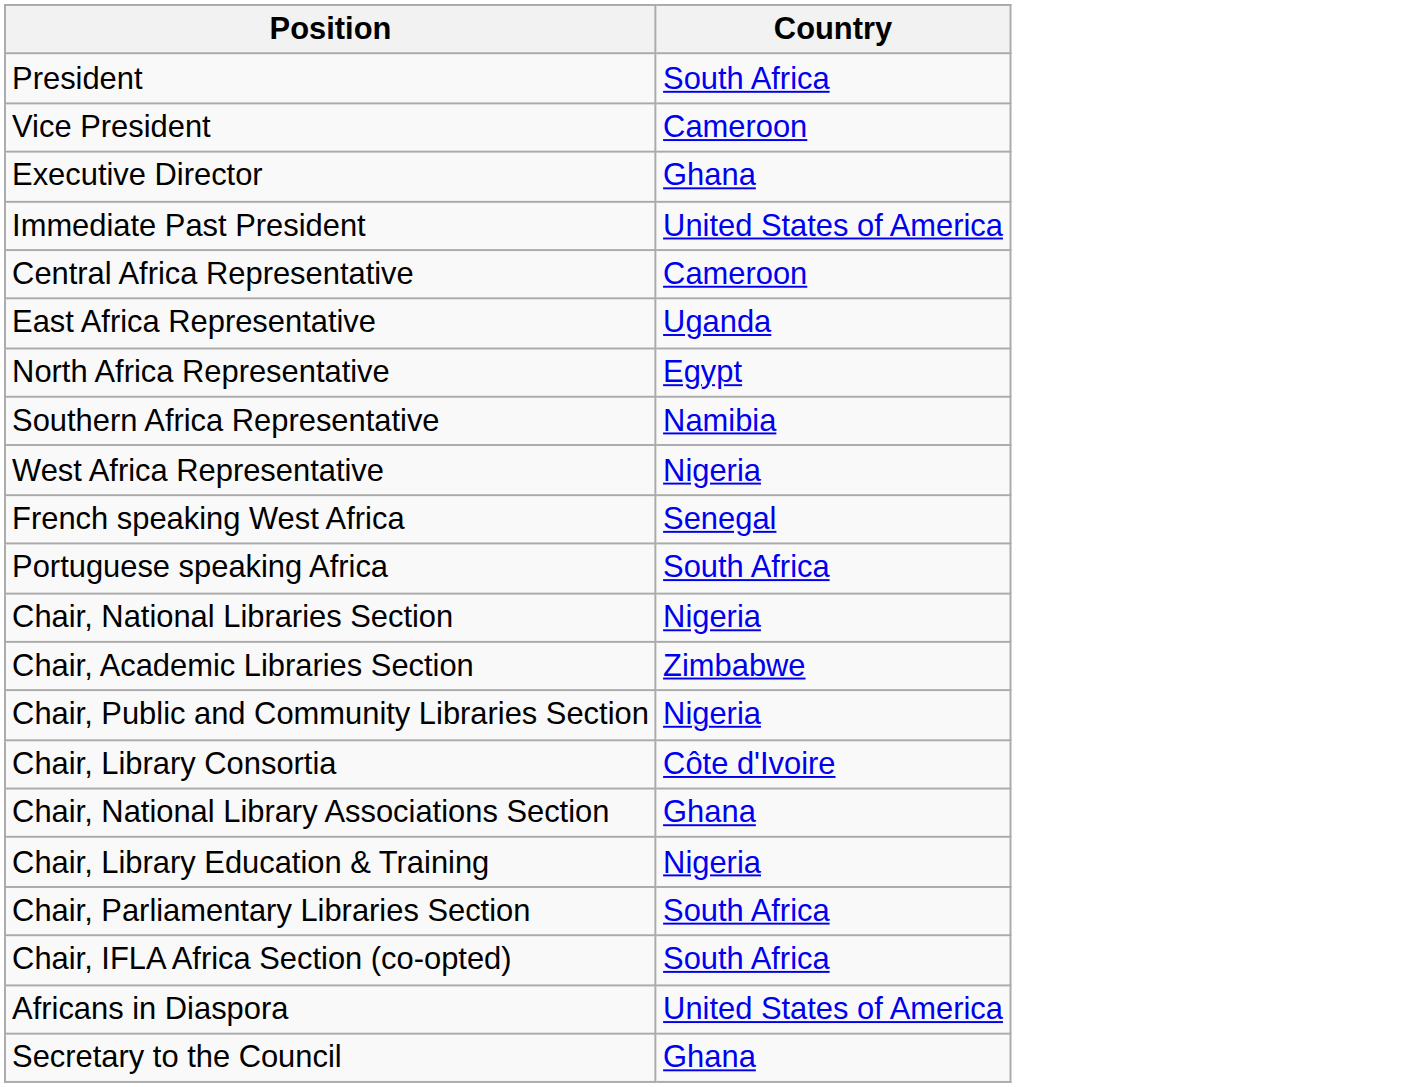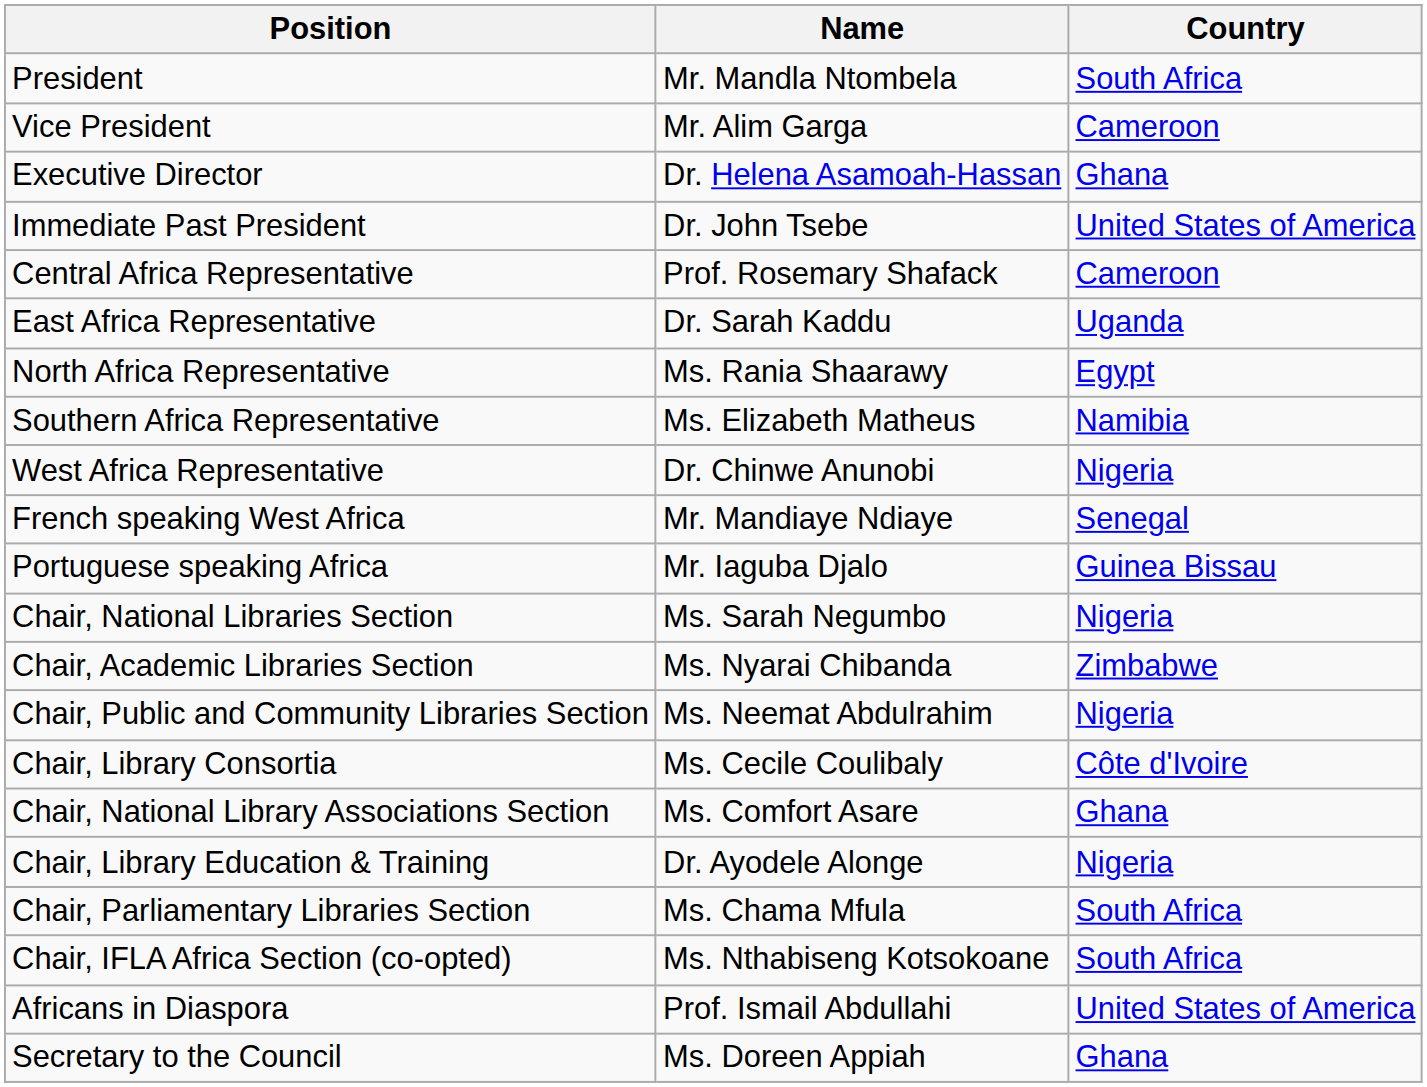+ column: (862, 28)
(746, 567) South Africa -> (1176, 567) Guinea Bissau
